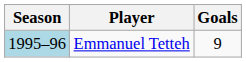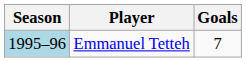(217, 43) 9 -> (217, 43) 7
